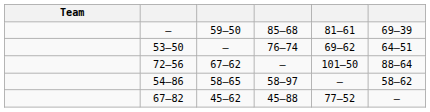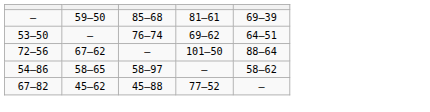- column: (72, 13)
